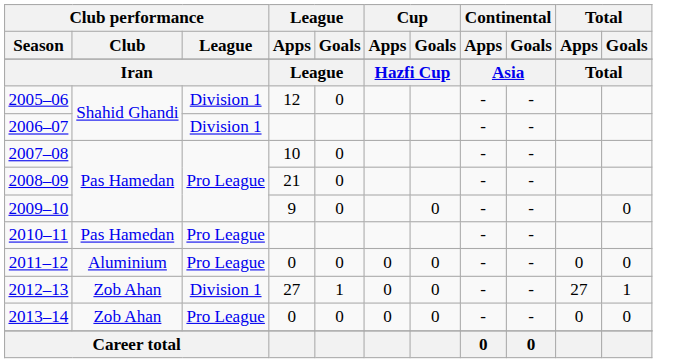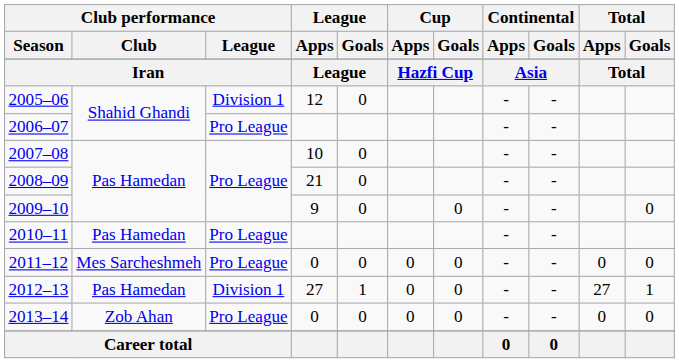(226, 126) Division 1 -> (248, 126) Pro League
(127, 262) Aluminium -> (139, 262) Mes Sarcheshmeh
(127, 289) Zob Ahan -> (139, 289) Pas Hamedan
